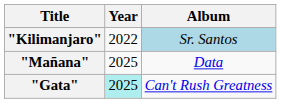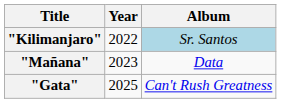(123, 62) 2025 -> (123, 62) 2023
(123, 86) paleturquoise background -> (123, 86) no background
